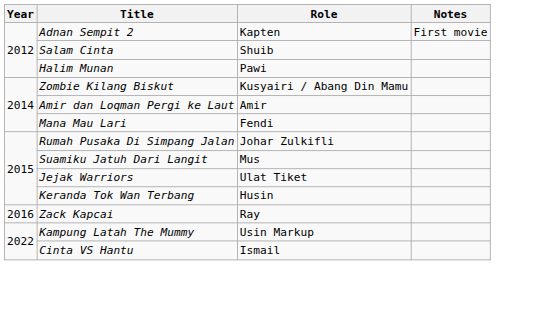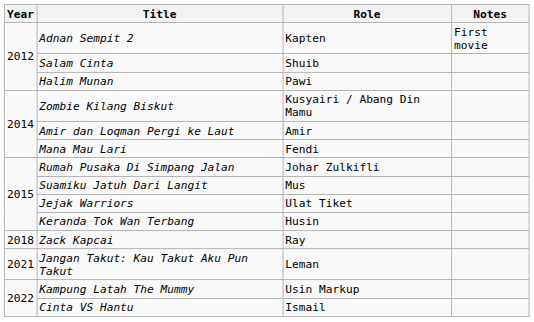(21, 214) 2016 -> (21, 240) 2018
+ row: (144, 264)
